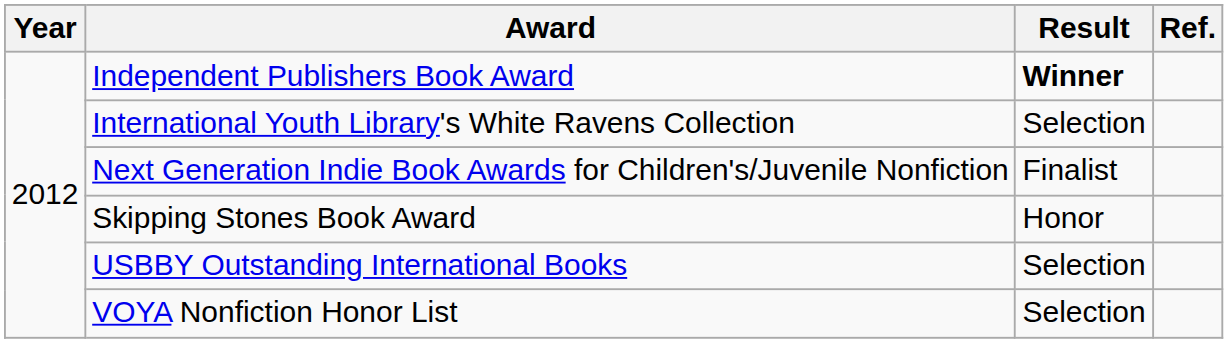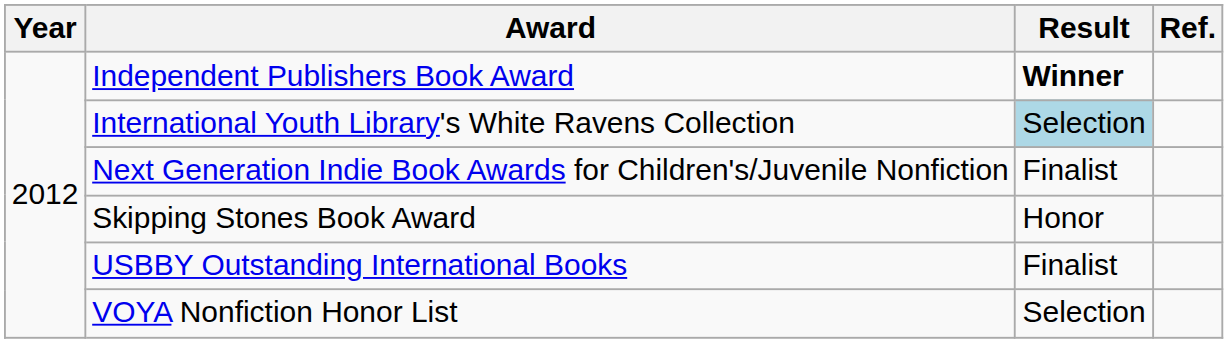(1084, 123) no background -> (1084, 123) lightblue background
(1084, 265) Selection -> (1070, 265) Finalist
